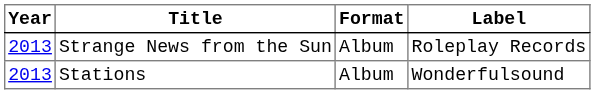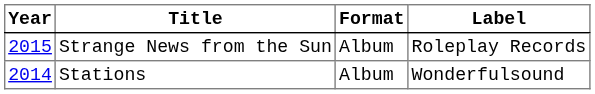(30, 47) 2013 -> (30, 47) 2015
(30, 75) 2013 -> (30, 75) 2014
